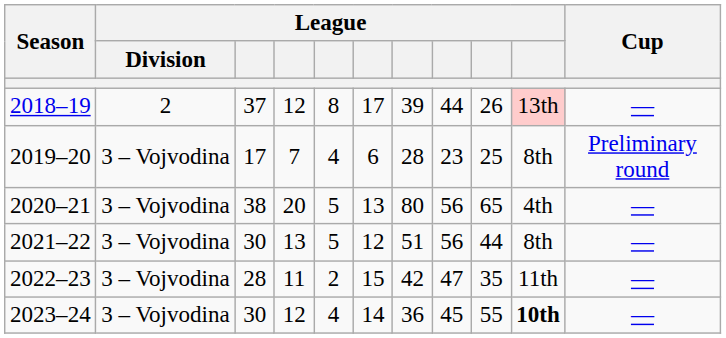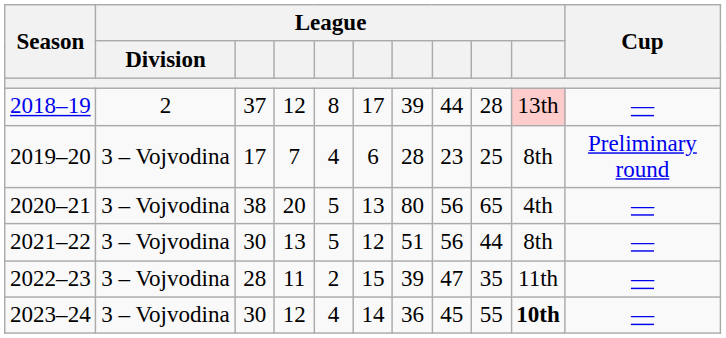(491, 106) 26 -> (491, 106) 28
(412, 278) 42 -> (412, 278) 39
